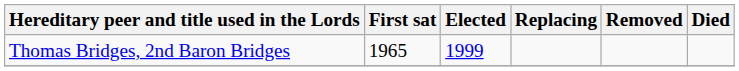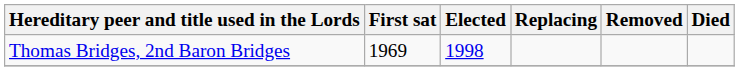(388, 50) 1965 -> (388, 50) 1969
(464, 50) 1999 -> (464, 50) 1998
